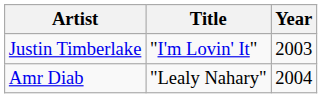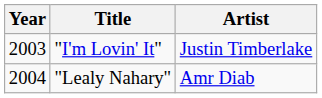columns swapped: (294, 19) <-> (75, 19)
